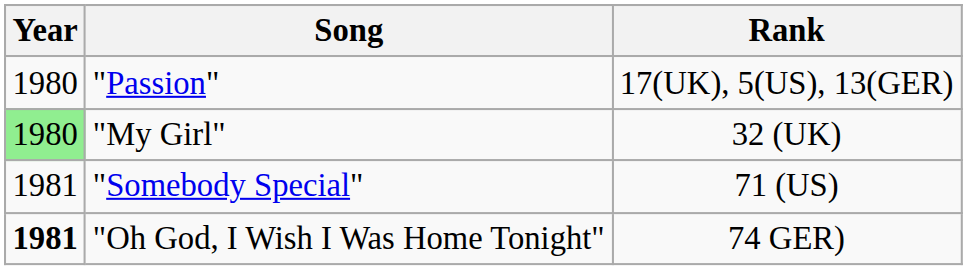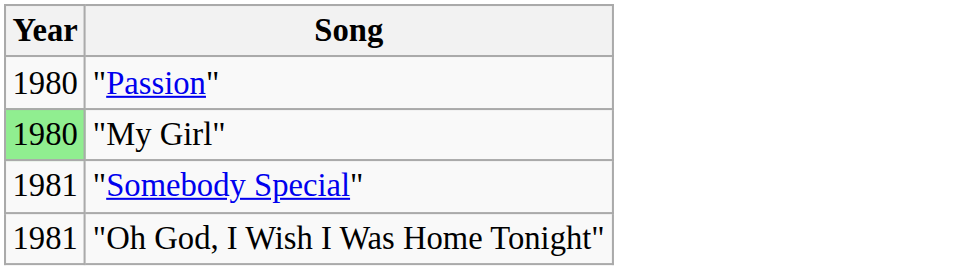- column: (787, 30)
(45, 237) bold -> (45, 237) normal
